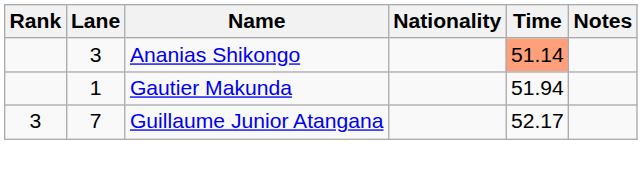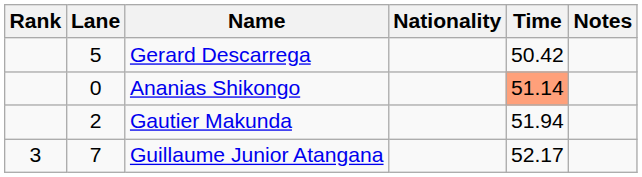+ row: (220, 54)
(96, 54) 3 -> (96, 88) 0
(96, 88) 1 -> (96, 121) 2
